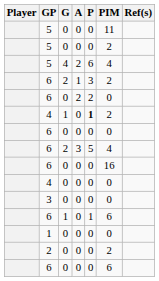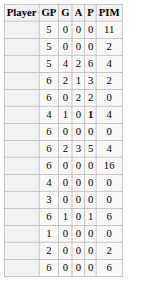- column: (138, 13)
(109, 115) 2 -> (109, 115) 4
